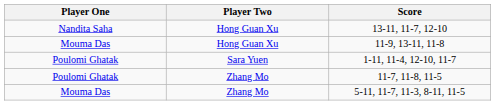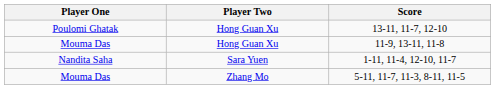(85, 28) Nandita Saha -> (85, 28) Poulomi Ghatak
(85, 60) Poulomi Ghatak -> (85, 60) Nandita Saha
- row: (410, 76)
